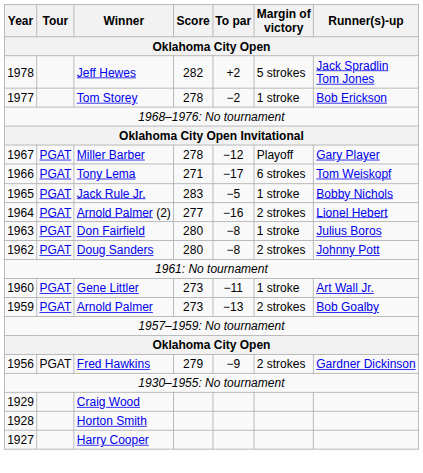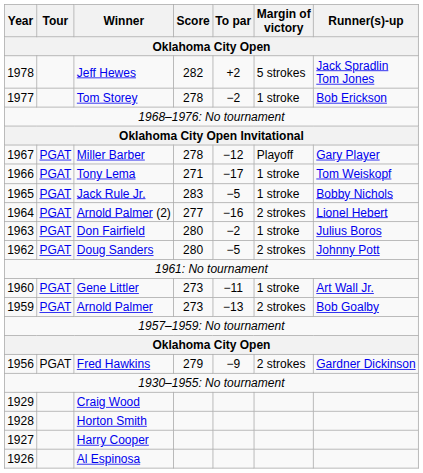(281, 174) 6 strokes -> (278, 174) 1 stroke
(233, 231) −8 -> (233, 231) −2
(233, 250) −8 -> (233, 250) −5
+ row: (109, 459)
